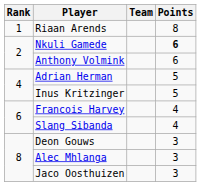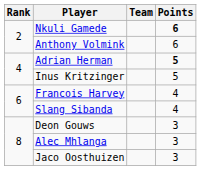- row: (71, 29)
(176, 77) normal -> (176, 61) bold
